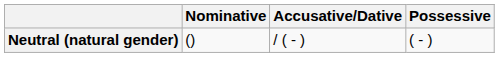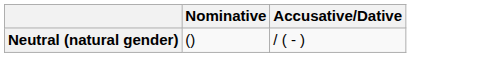- column: (450, 16)
